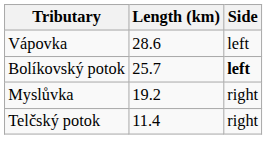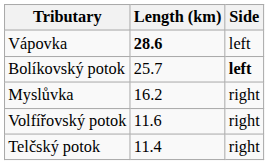(147, 43) normal -> (148, 43) bold
(147, 95) 19.2 -> (148, 95) 16.2
+ row: (67, 120)
